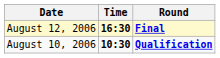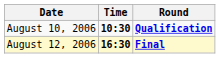rows swapped: (51, 45) <-> (51, 29)
